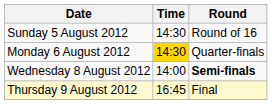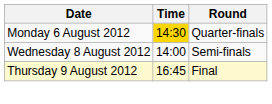- row: (68, 33)
(223, 71) bold -> (221, 52) normal
